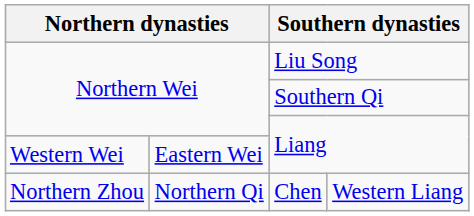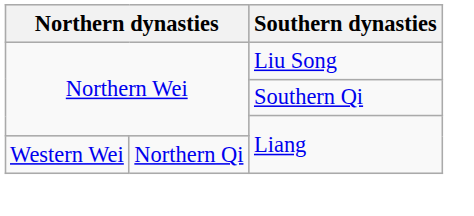(209, 154) Eastern Wei -> (189, 154) Northern Qi
- row: (77, 191)
